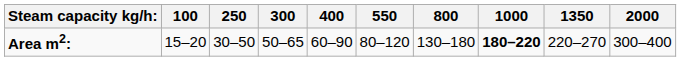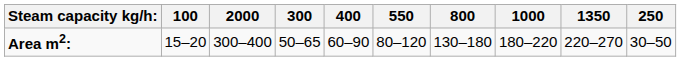columns swapped: (234, 16) <-> (642, 16)
(511, 42) bold -> (528, 42) normal
